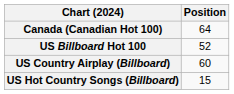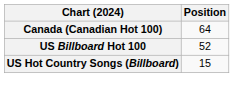- row: (93, 64)
